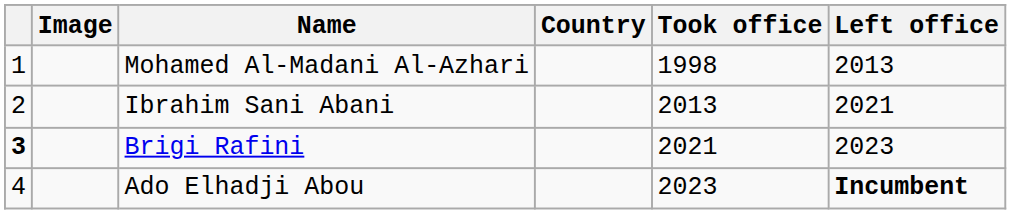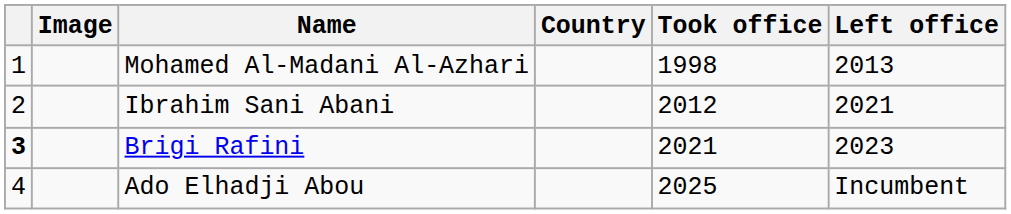(688, 107) 2013 -> (688, 107) 2012
(688, 188) 2023 -> (688, 188) 2025
(902, 188) bold -> (902, 188) normal
